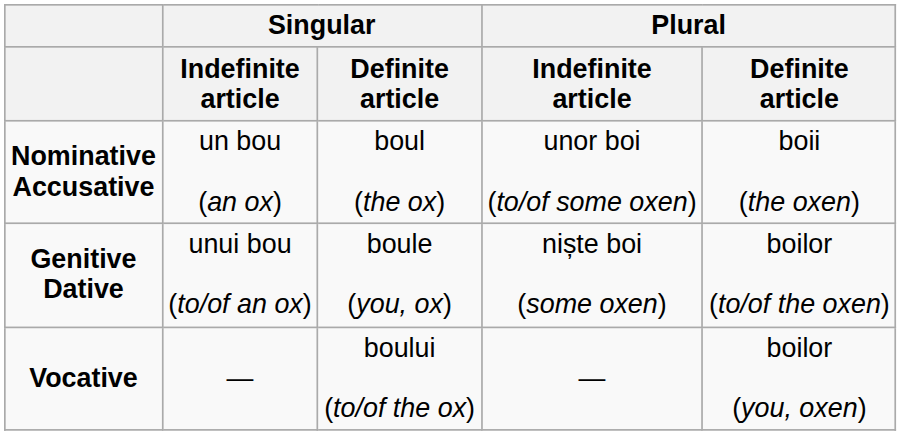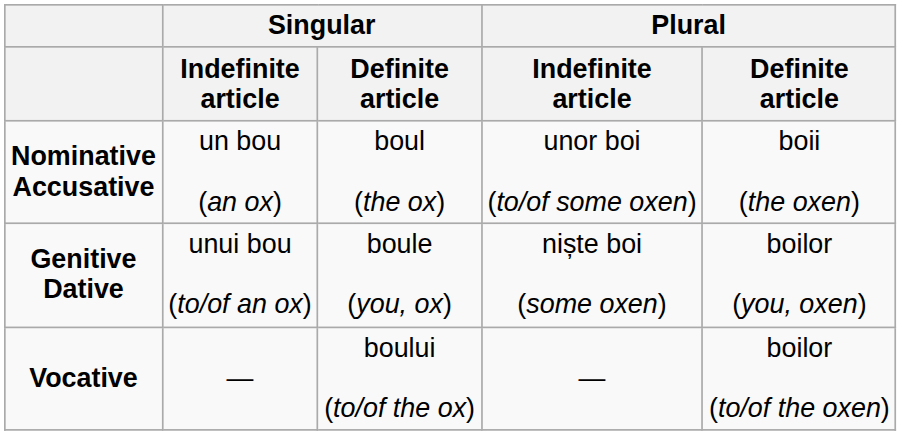(799, 274) boilor (to/of the oxen) -> (799, 274) boilor (you, oxen)
(799, 377) boilor (you, oxen) -> (799, 377) boilor (to/of the oxen)
